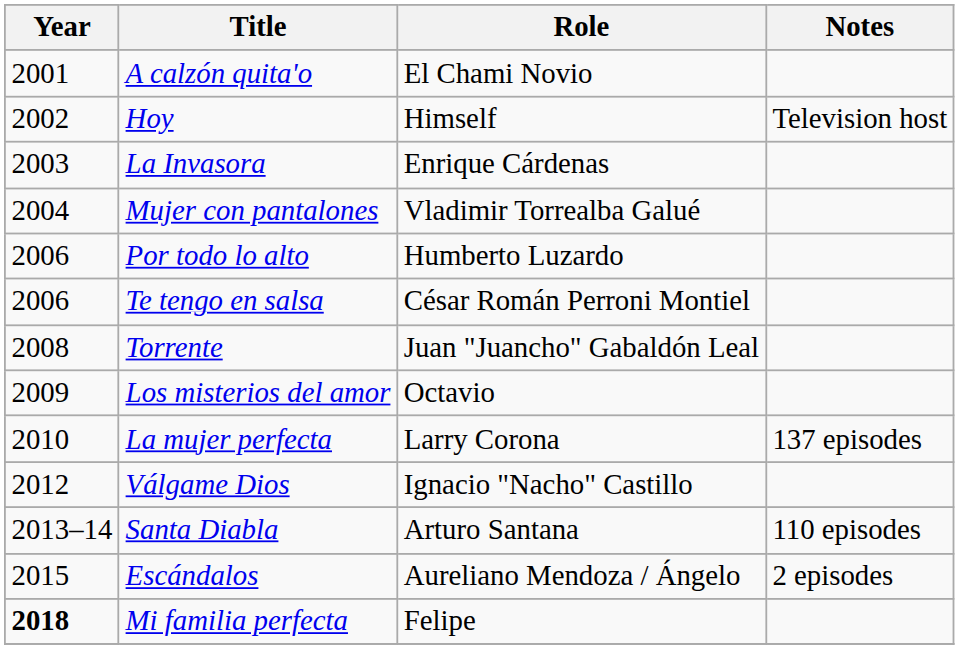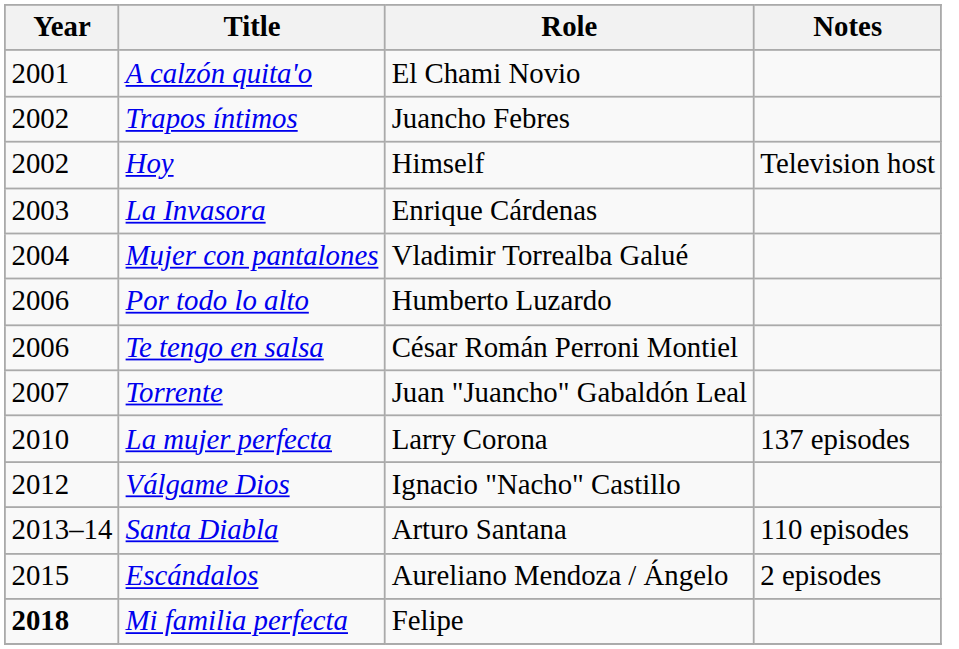+ row: (212, 118)
(40, 347) 2008 -> (40, 392) 2007
- row: (258, 392)
